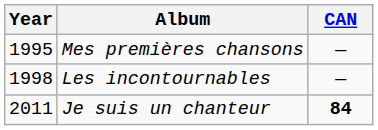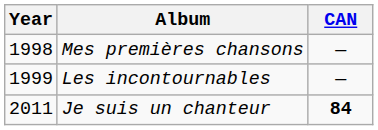(31, 50) 1995 -> (31, 50) 1998
(31, 79) 1998 -> (31, 79) 1999
